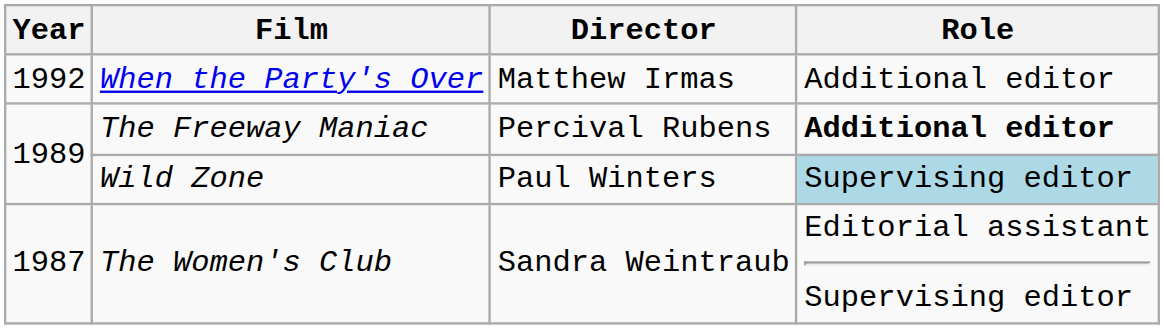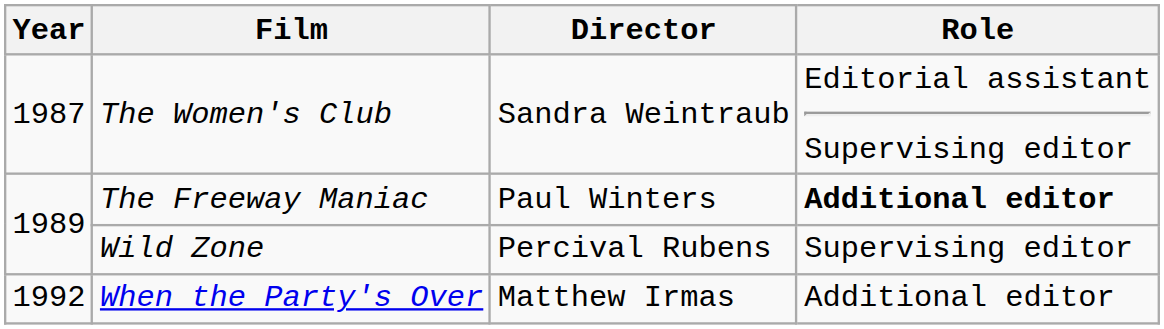rows swapped: (246, 263) <-> (292, 80)
(635, 129) Percival Rubens -> (607, 199) Paul Winters
(607, 179) Paul Winters -> (635, 249) Percival Rubens
(969, 179) lightblue background -> (969, 249) no background
